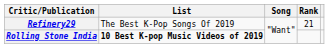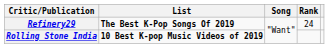(168, 24) normal -> (168, 24) bold
(309, 24) 21 -> (309, 24) 24
